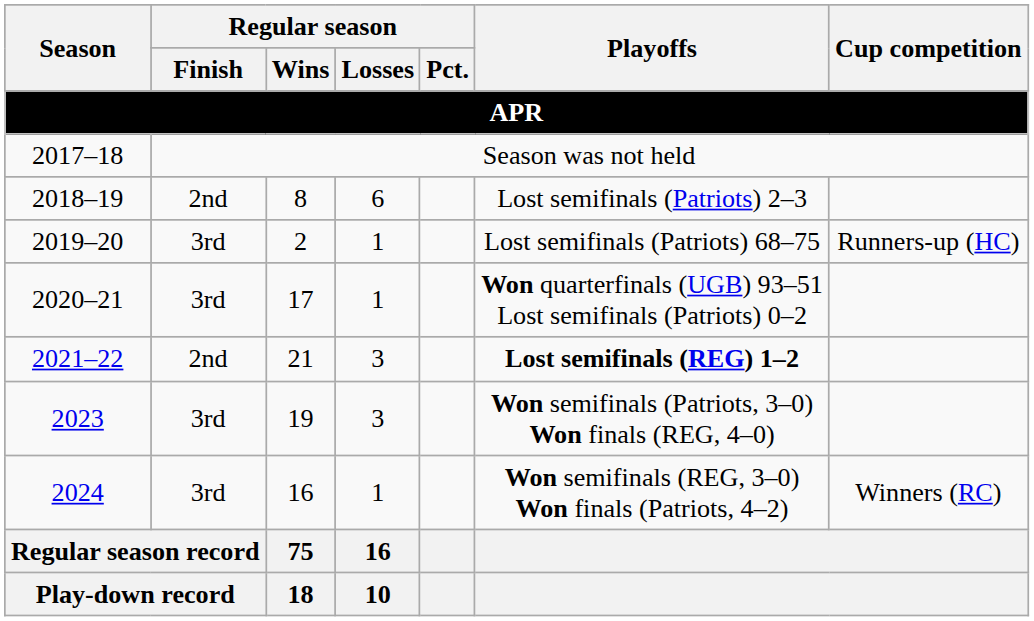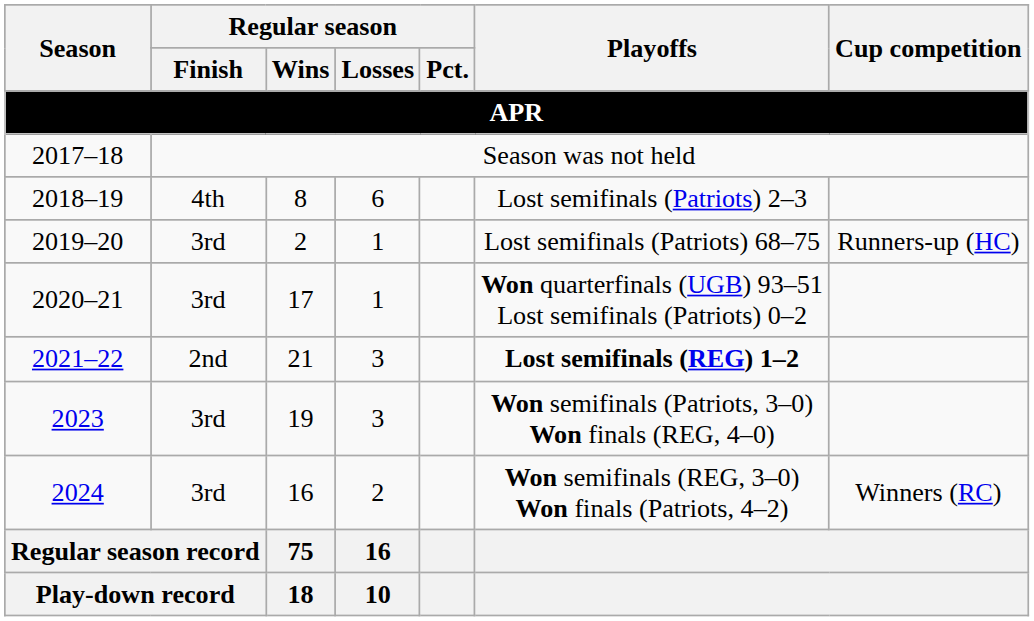(208, 198) 2nd -> (208, 198) 4th
(378, 491) 1 -> (378, 491) 2
